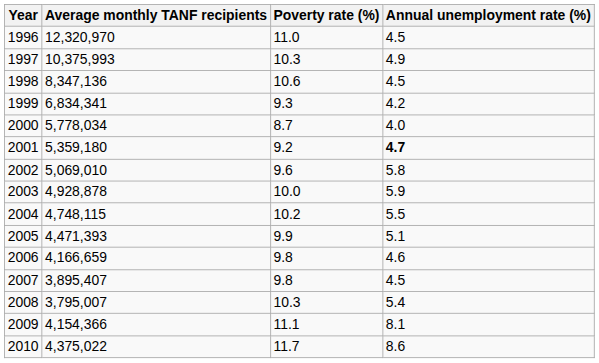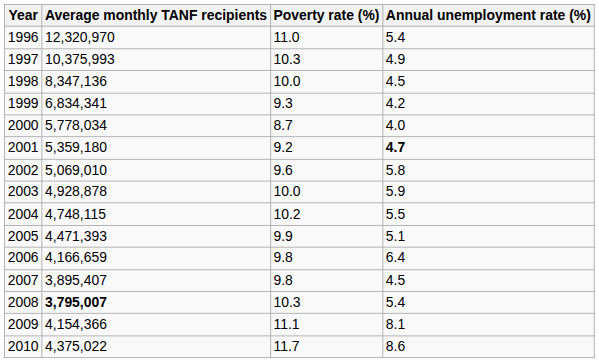(396, 37) 4.5 -> (396, 37) 5.4
(287, 81) 10.6 -> (287, 81) 10.0
(396, 258) 4.6 -> (396, 258) 6.4
(76, 302) normal -> (76, 302) bold
